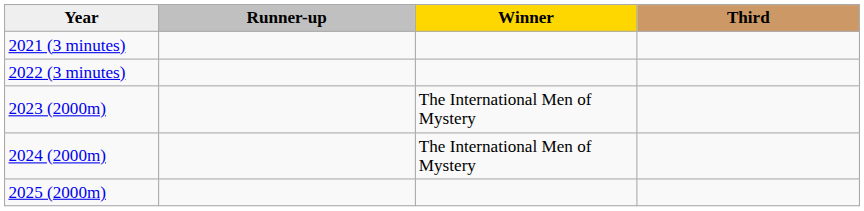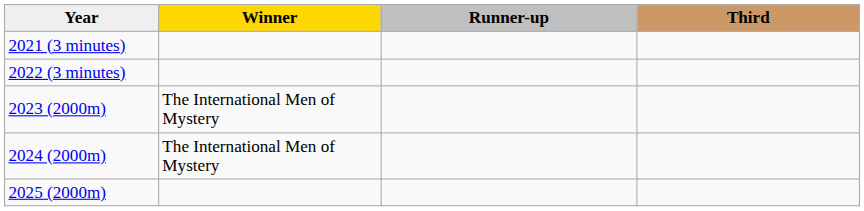columns swapped: (526, 18) <-> (287, 18)
